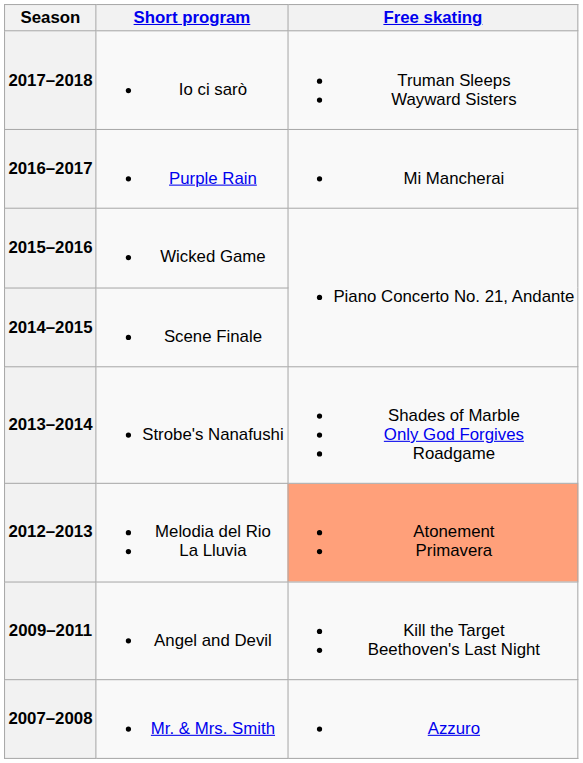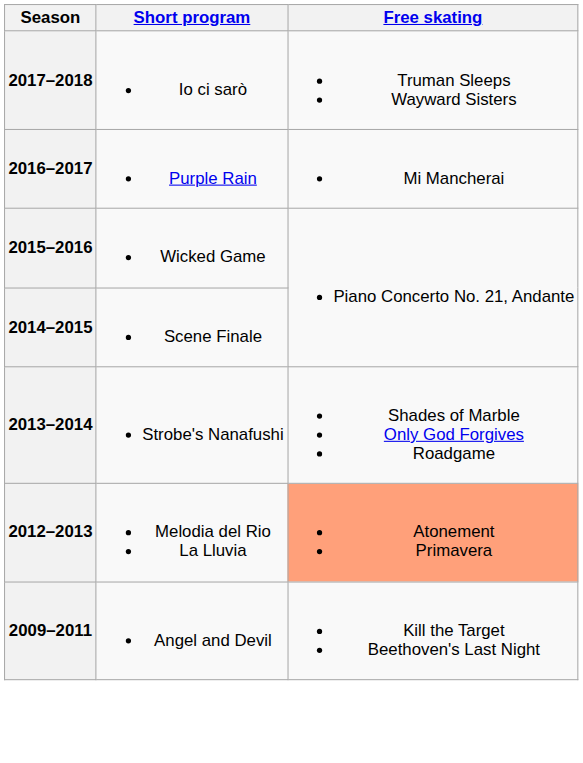- row: (50, 719)
